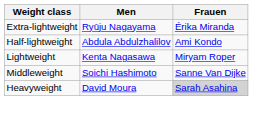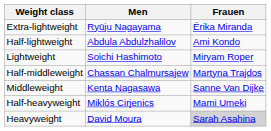(118, 57) Kenta Nagasawa -> (125, 57) Soichi Hashimoto
+ row: (45, 73)
(119, 73) Soichi Hashimoto -> (124, 88) Kenta Nagasawa
+ row: (43, 103)
